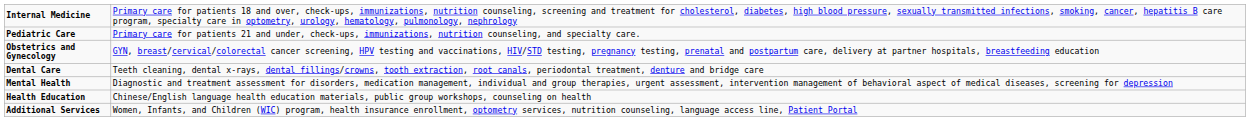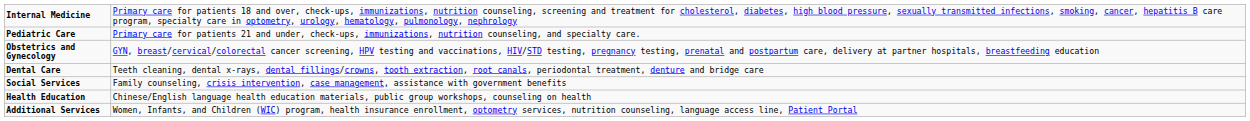- row: (38, 83)
+ row: (43, 83)
